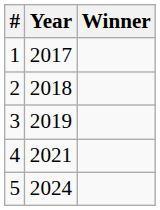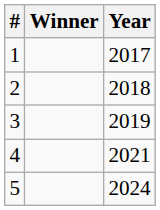columns swapped: (51, 21) <-> (116, 21)
